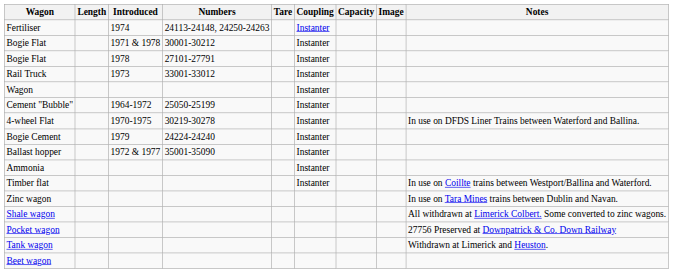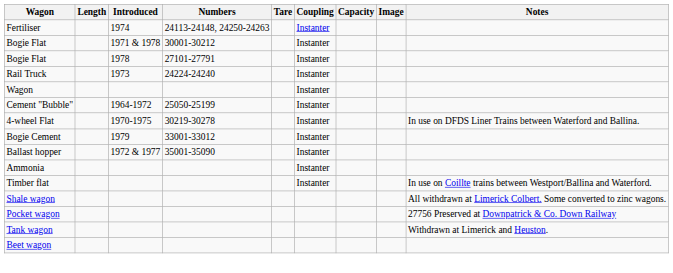(190, 74) 33001-33012 -> (190, 74) 24224-24240
(190, 136) 24224-24240 -> (190, 136) 33001-33012
- row: (29, 198)
